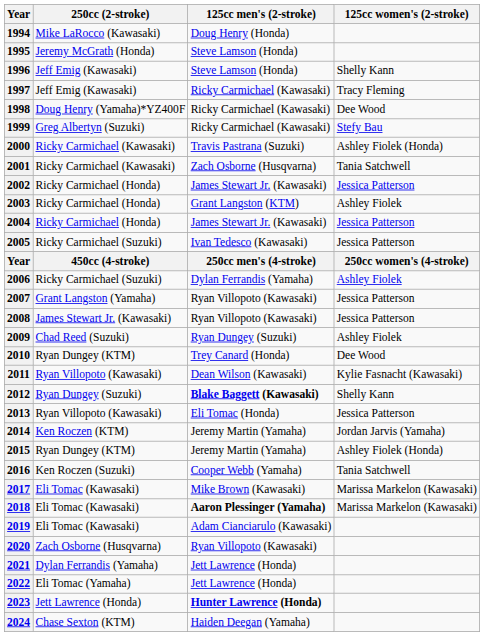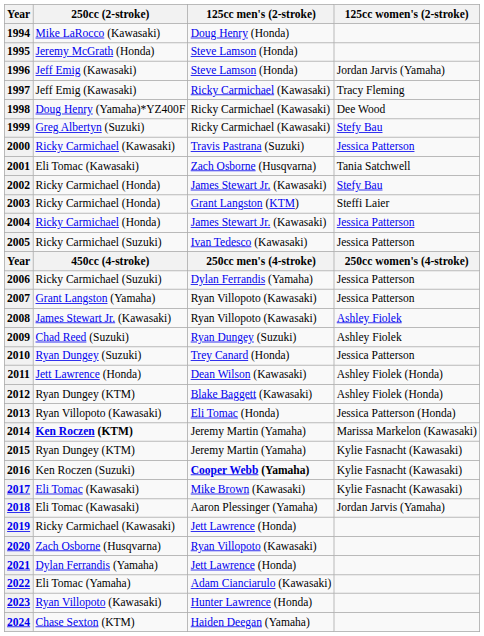(365, 71) Shelly Kann -> (391, 71) Jordan Jarvis (Yamaha)
(390, 147) Ashley Fiolek (Honda) -> (376, 147) Jessica Patterson
(105, 166) Ricky Carmichael (Kawasaki) -> (87, 166) Eli Tomac (Kawasaki)
(376, 185) Jessica Patterson -> (360, 185) Stefy Bau
(369, 204) Ashley Fiolek -> (363, 204) Steffi Laier
(369, 280) Ashley Fiolek -> (376, 280) Jessica Patterson
(376, 318) Jessica Patterson -> (369, 318) Ashley Fiolek
(85, 356) Ryan Dungey (KTM) -> (88, 356) Ryan Dungey (Suzuki)
(361, 356) Dee Wood -> (376, 356) Jessica Patterson
(98, 375) Ryan Villopoto (Kawasaki) -> (88, 375) Jett Lawrence (Honda)
(399, 375) Kylie Fasnacht (Kawasaki) -> (390, 375) Ashley Fiolek (Honda)
(88, 394) Ryan Dungey (Suzuki) -> (85, 394) Ryan Dungey (KTM)
(255, 394) bold -> (251, 394) normal
(365, 394) Shelly Kann -> (390, 394) Ashley Fiolek (Honda)
(376, 413) Jessica Patterson -> (396, 413) Jessica Patterson (Honda)
(82, 432) normal -> (84, 432) bold
(391, 432) Jordan Jarvis (Yamaha) -> (407, 432) Marissa Markelon (Kawasaki)
(390, 451) Ashley Fiolek (Honda) -> (399, 451) Kylie Fasnacht (Kawasaki)
(246, 470) normal -> (250, 470) bold
(374, 470) Tania Satchwell -> (399, 470) Kylie Fasnacht (Kawasaki)
(407, 489) Marissa Markelon (Kawasaki) -> (399, 489) Kylie Fasnacht (Kawasaki)
(258, 508) bold -> (254, 508) normal
(407, 508) Marissa Markelon (Kawasaki) -> (391, 508) Jordan Jarvis (Yamaha)
(87, 527) Eli Tomac (Kawasaki) -> (105, 527) Ricky Carmichael (Kawasaki)
(261, 527) Adam Cianciarulo (Kawasaki) -> (243, 527) Jett Lawrence (Honda)
(243, 584) Jett Lawrence (Honda) -> (261, 584) Adam Cianciarulo (Kawasaki)
(88, 603) Jett Lawrence (Honda) -> (98, 603) Ryan Villopoto (Kawasaki)
(256, 603) bold -> (251, 603) normal
